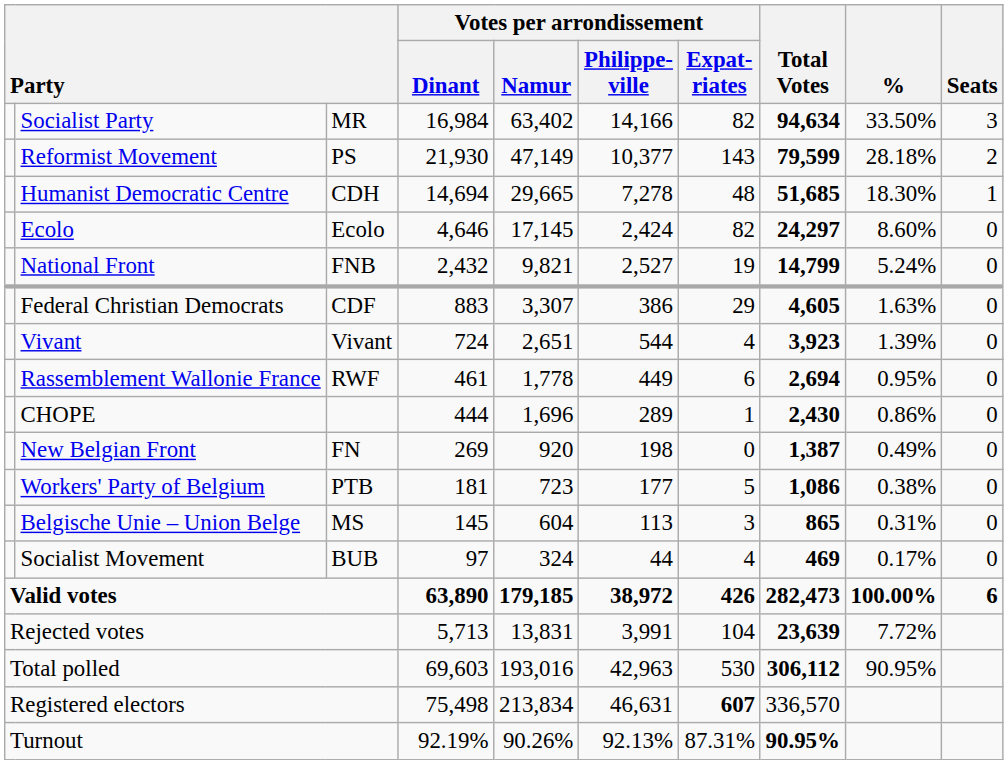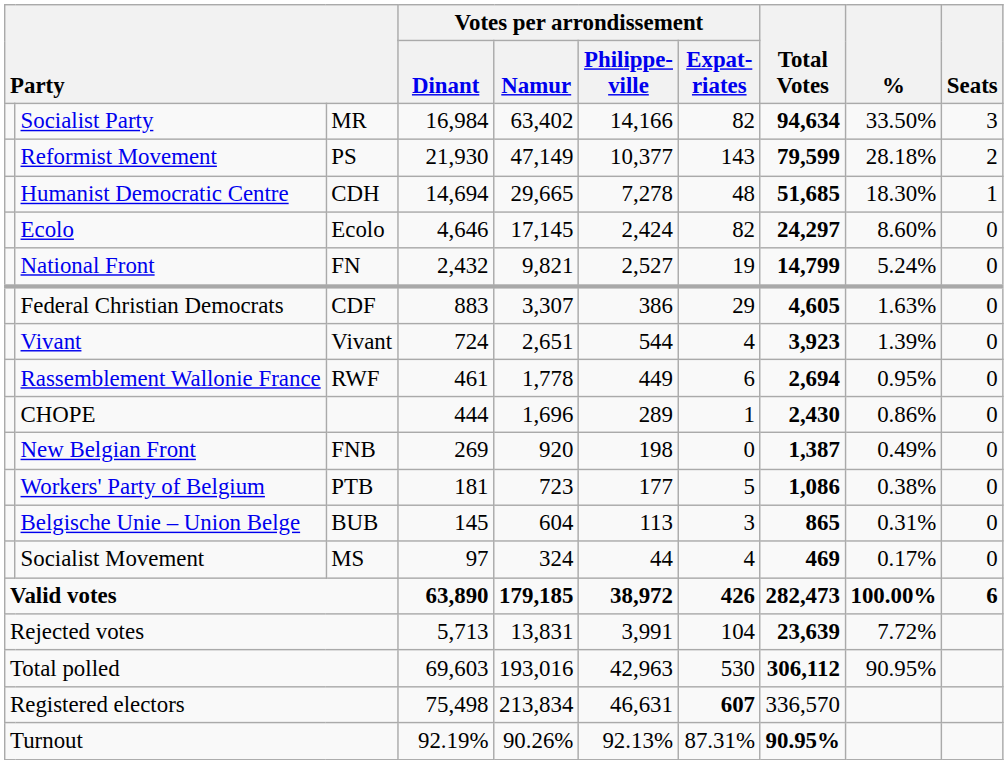(354, 266) FNB -> (346, 266) FN
(346, 450) FN -> (354, 450) FNB
(348, 522) MS -> (355, 522) BUB
(355, 559) BUB -> (348, 559) MS
